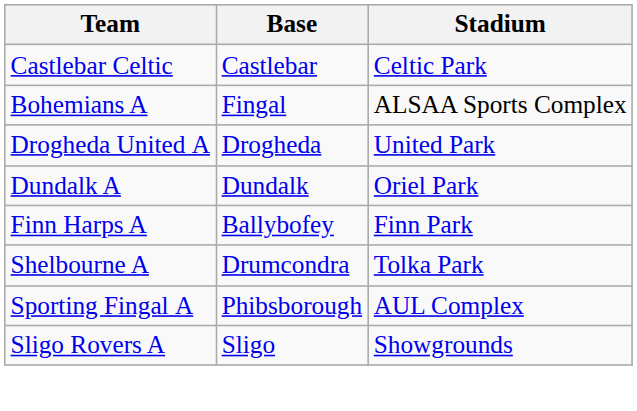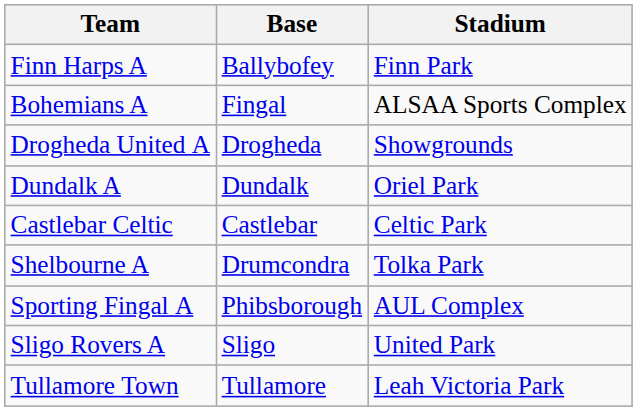rows swapped: (92, 64) <-> (79, 225)
(435, 144) United Park -> (443, 144) Showgrounds
(443, 345) Showgrounds -> (435, 345) United Park
+ row: (95, 385)
